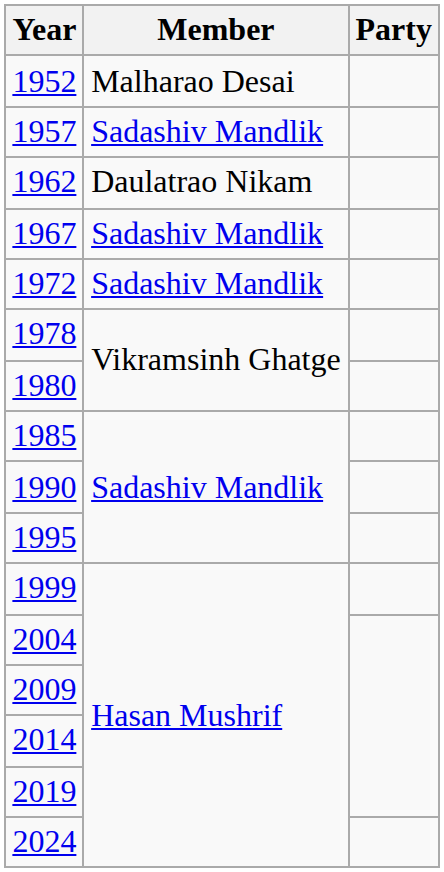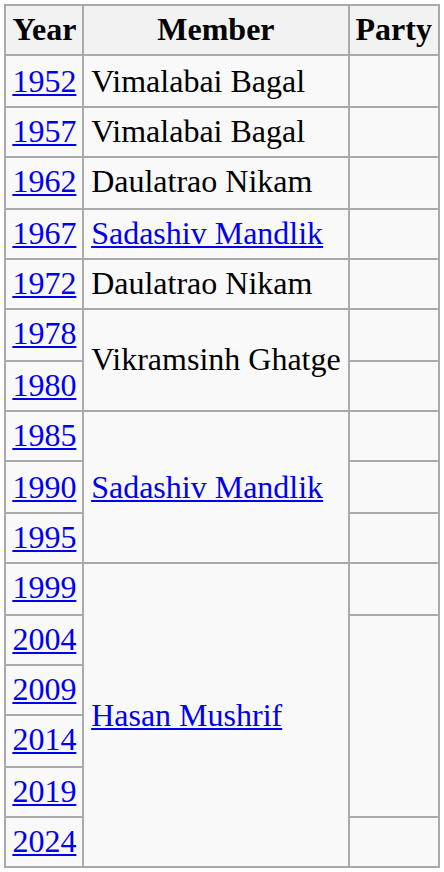(193, 80) Malharao Desai -> (198, 80) Vimalabai Bagal
(207, 131) Sadashiv Mandlik -> (198, 131) Vimalabai Bagal
(207, 283) Sadashiv Mandlik -> (202, 283) Daulatrao Nikam
